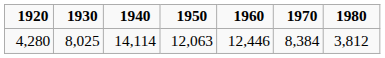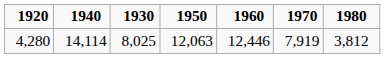columns swapped: (78, 16) <-> (131, 16)
(298, 41) 8,384 -> (298, 41) 7,919
